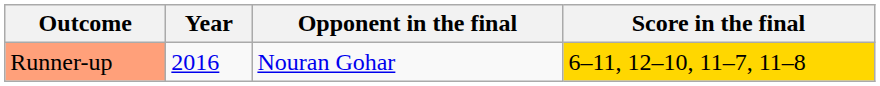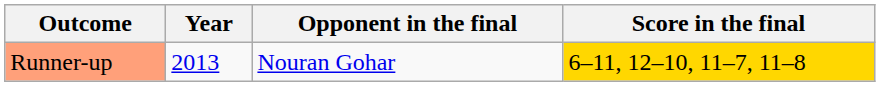(195, 61) 2016 -> (195, 61) 2013
